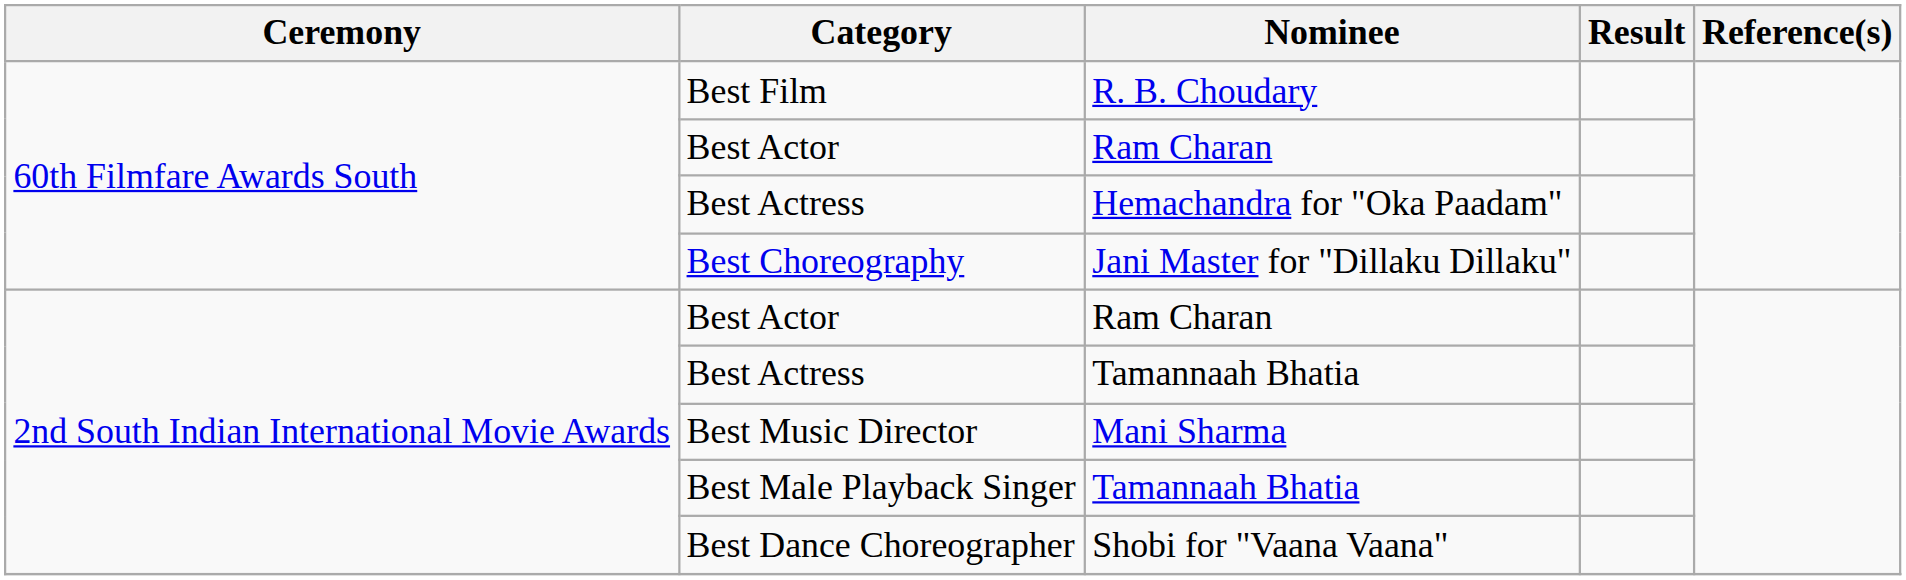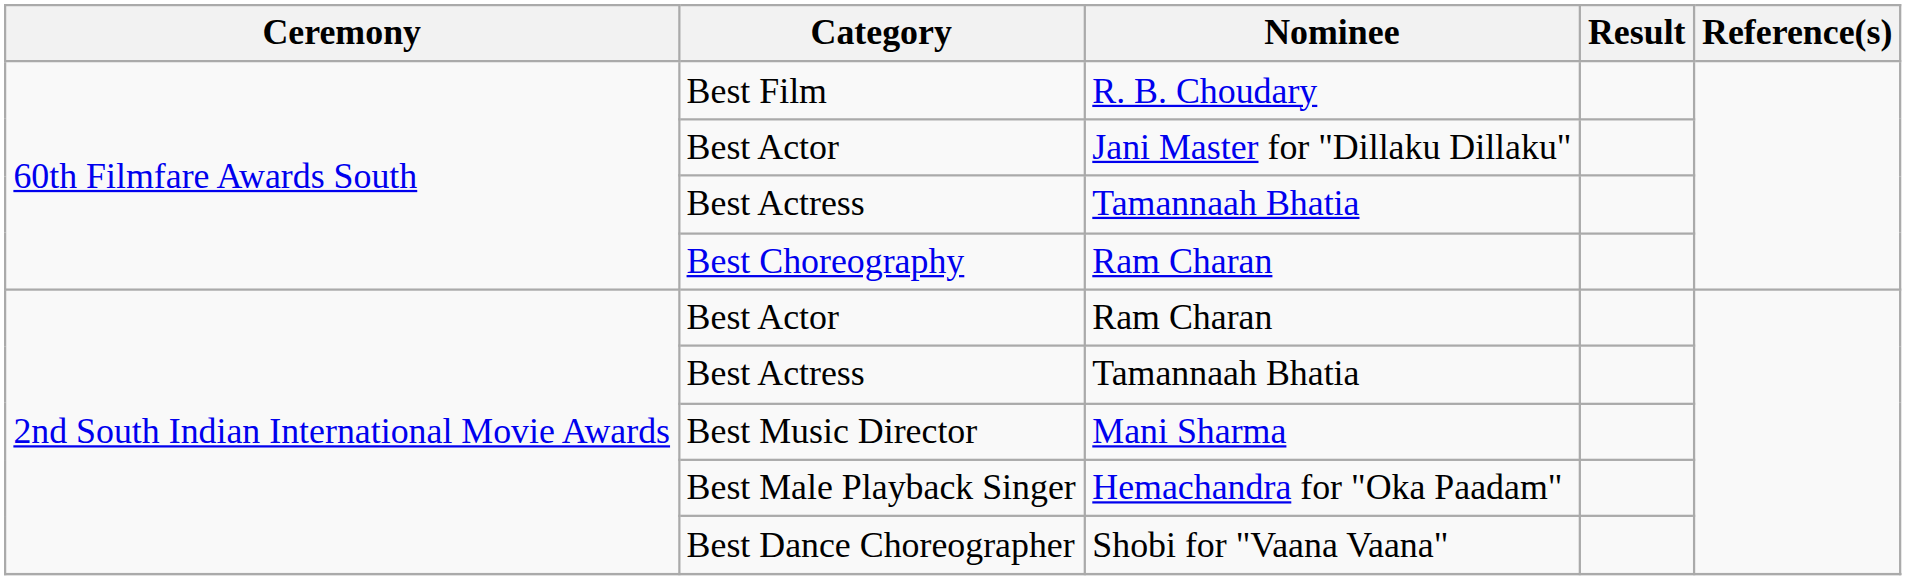(1182, 146) Ram Charan -> (1332, 146) Jani Master for "Dillaku Dillaku"
(1327, 203) Hemachandra for "Oka Paadam" -> (1226, 203) Tamannaah Bhatia
(1332, 260) Jani Master for "Dillaku Dillaku" -> (1182, 260) Ram Charan
(1226, 487) Tamannaah Bhatia -> (1327, 487) Hemachandra for "Oka Paadam"
